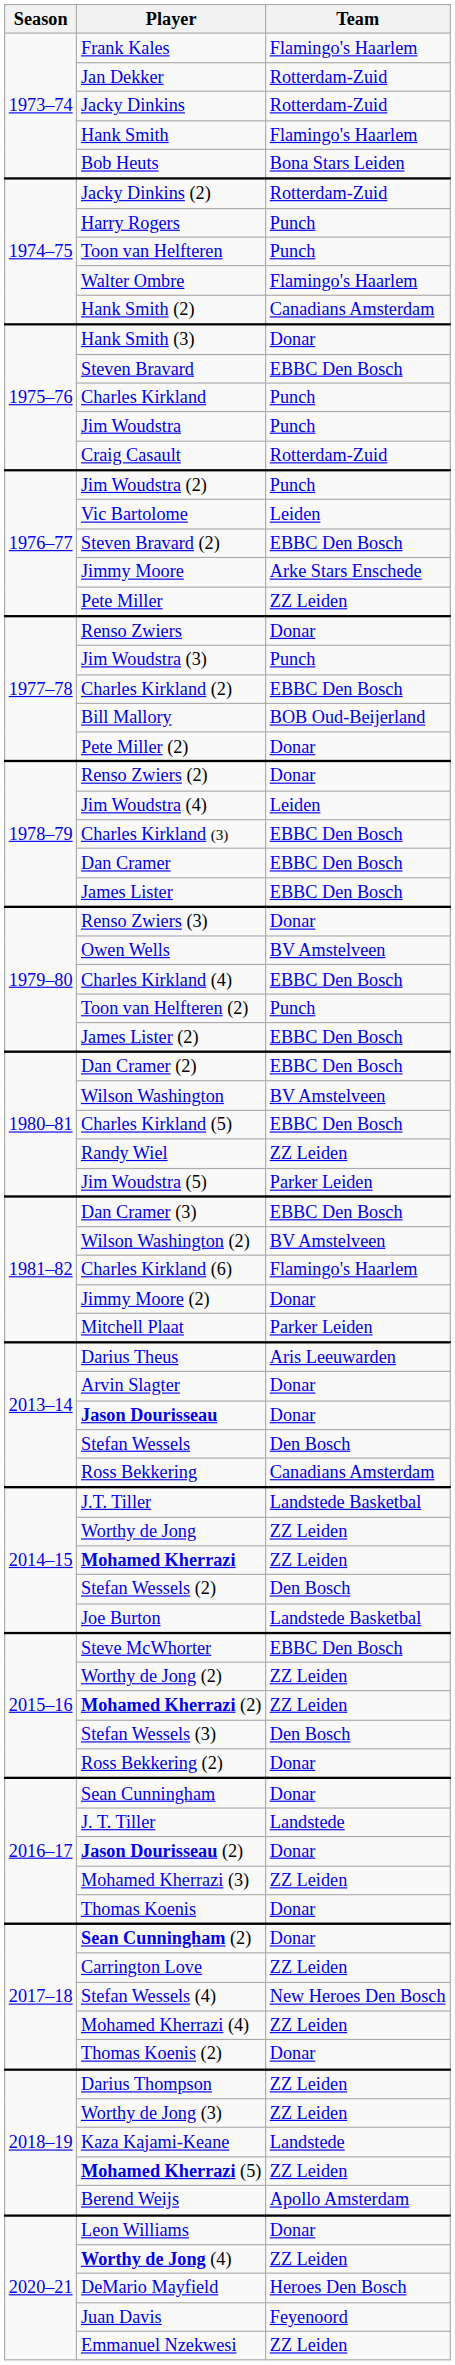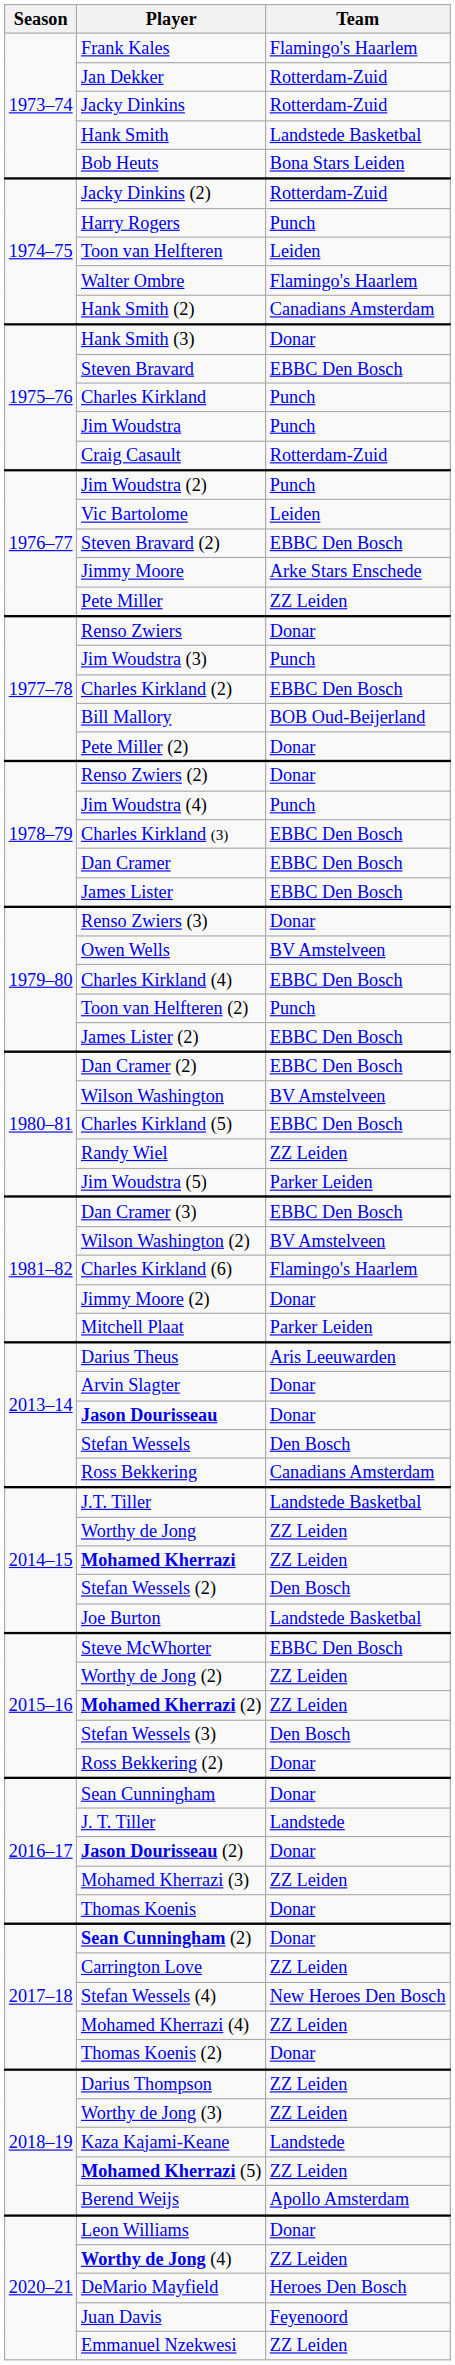(344, 134) Flamingo's Haarlem -> (345, 134) Landstede Basketbal
(293, 251) Punch -> (295, 251) Leiden
(295, 805) Leiden -> (293, 805) Punch
